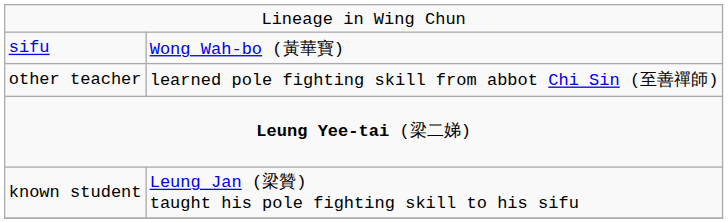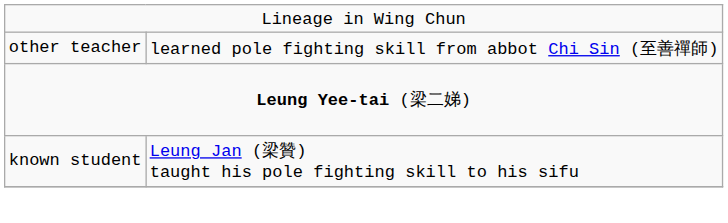- row: (29, 48)
